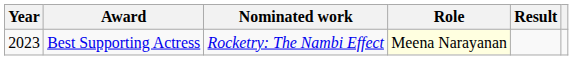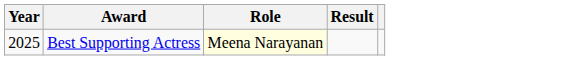- column: (296, 17)
(24, 42) 2023 -> (24, 42) 2025
